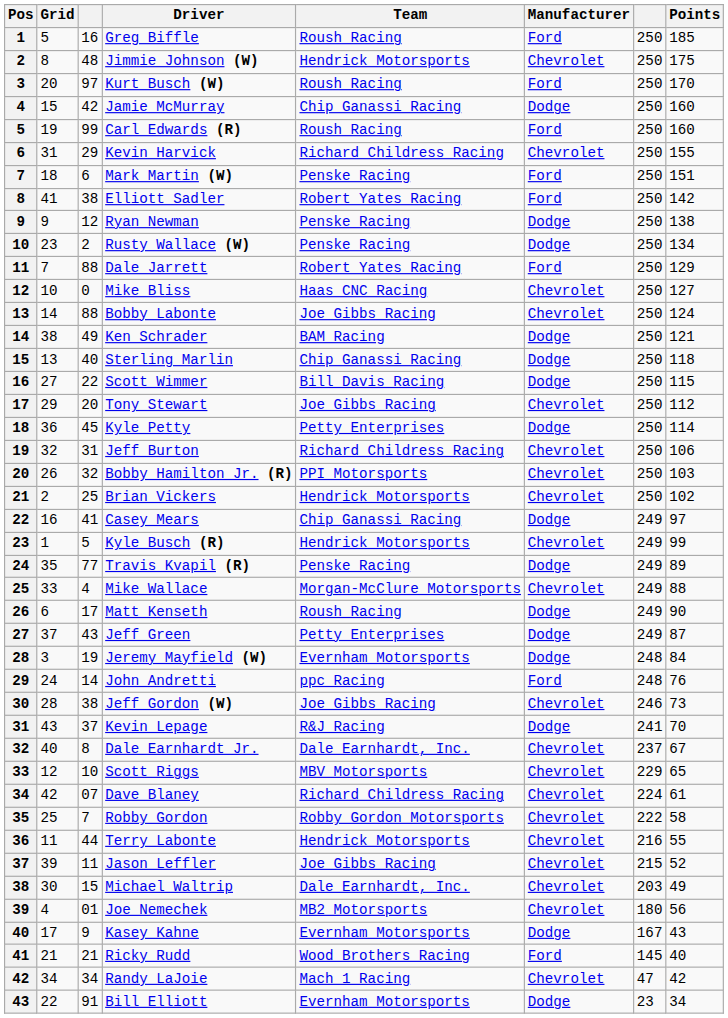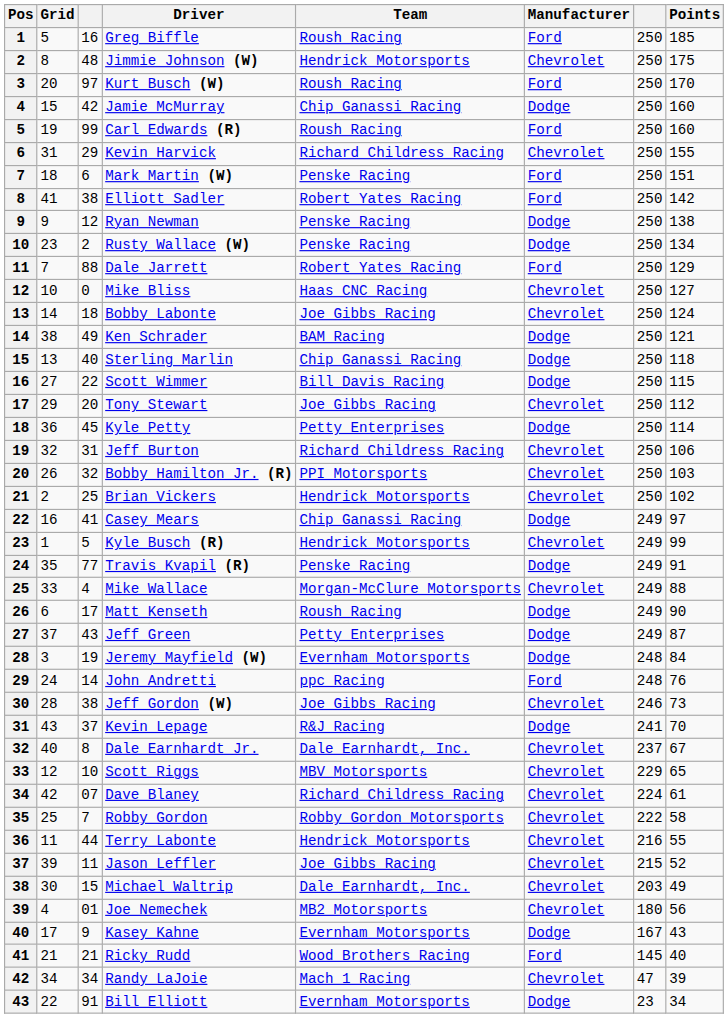(90, 314) 88 -> (90, 314) 18
(678, 567) 89 -> (678, 567) 91
(678, 979) 42 -> (678, 979) 39
